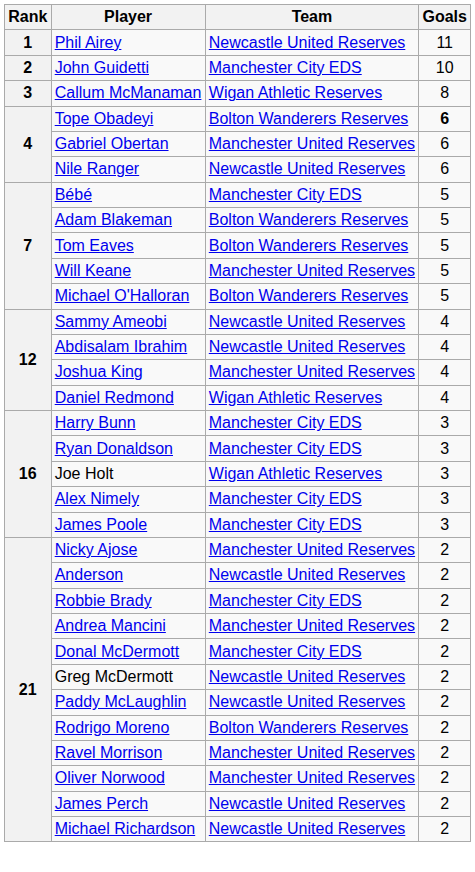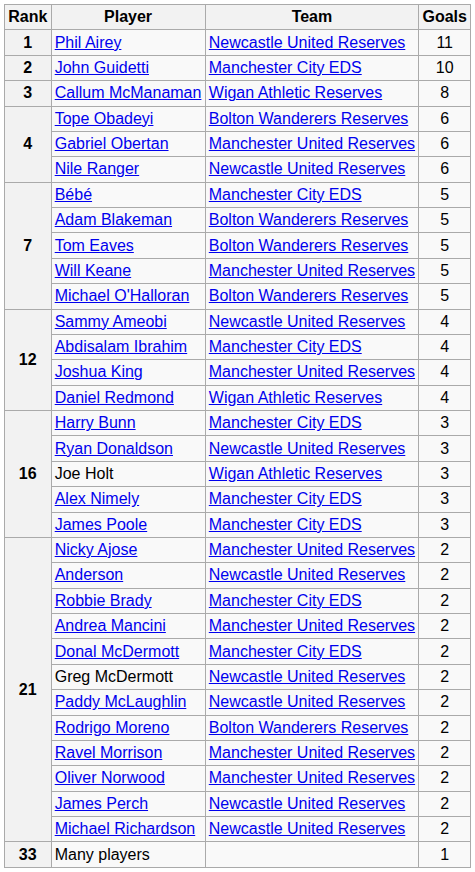(445, 118) bold -> (445, 118) normal
(307, 347) Newcastle United Reserves -> (285, 347) Manchester City EDS
(285, 448) Manchester City EDS -> (307, 448) Newcastle United Reserves
+ row: (102, 854)
